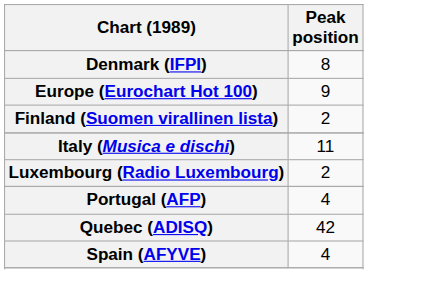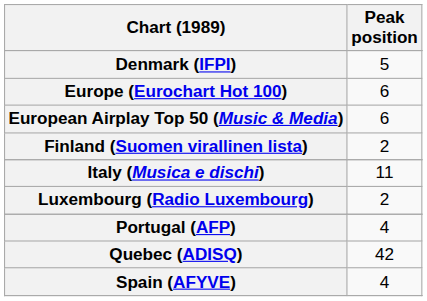(325, 64) 8 -> (385, 64) 5
(325, 91) 9 -> (385, 91) 6
+ row: (176, 118)
